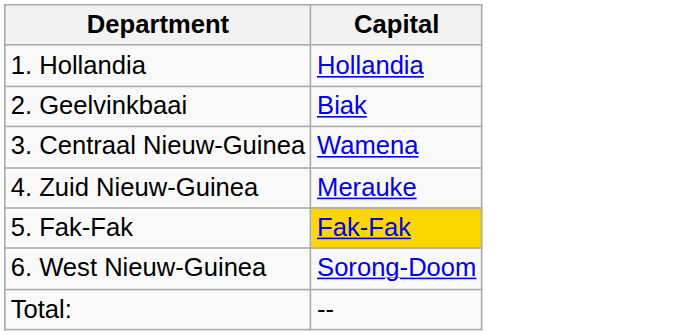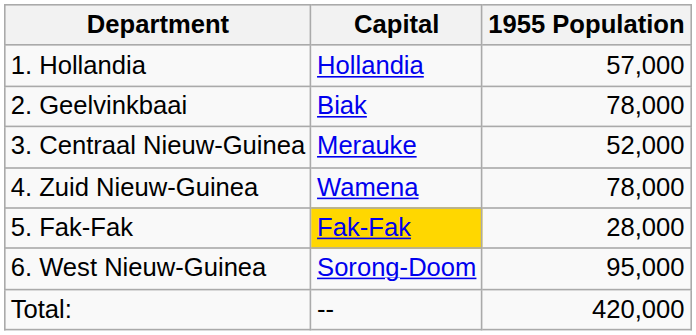+ column: (586, 24)
(368, 146) Wamena -> (367, 146) Merauke
(367, 187) Merauke -> (368, 187) Wamena
